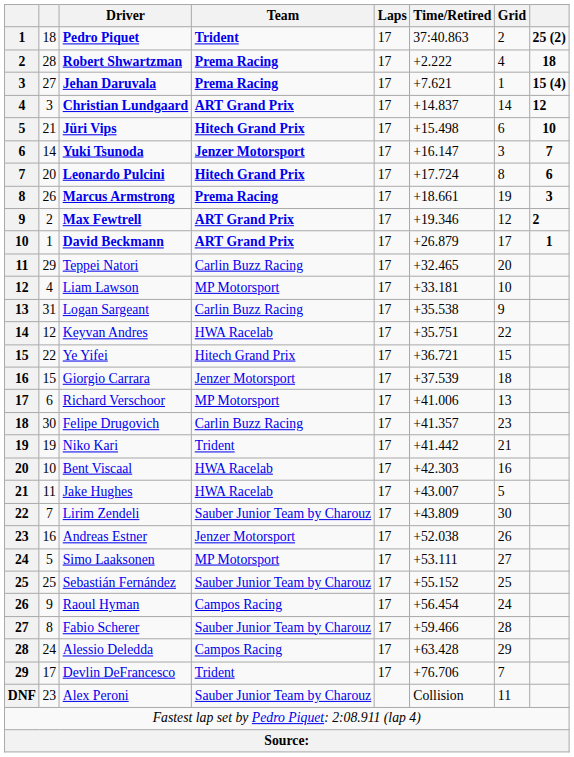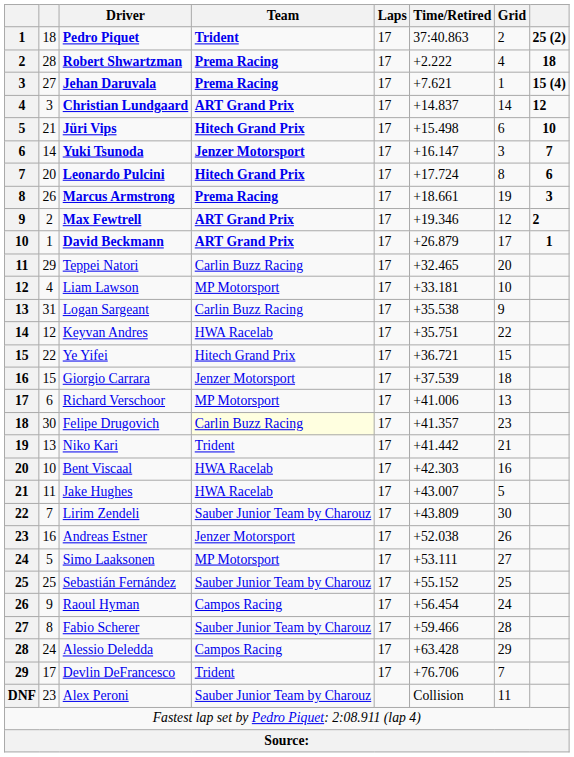(249, 423) no background -> (249, 423) lightyellow background
(49, 446) 19 -> (49, 446) 13
